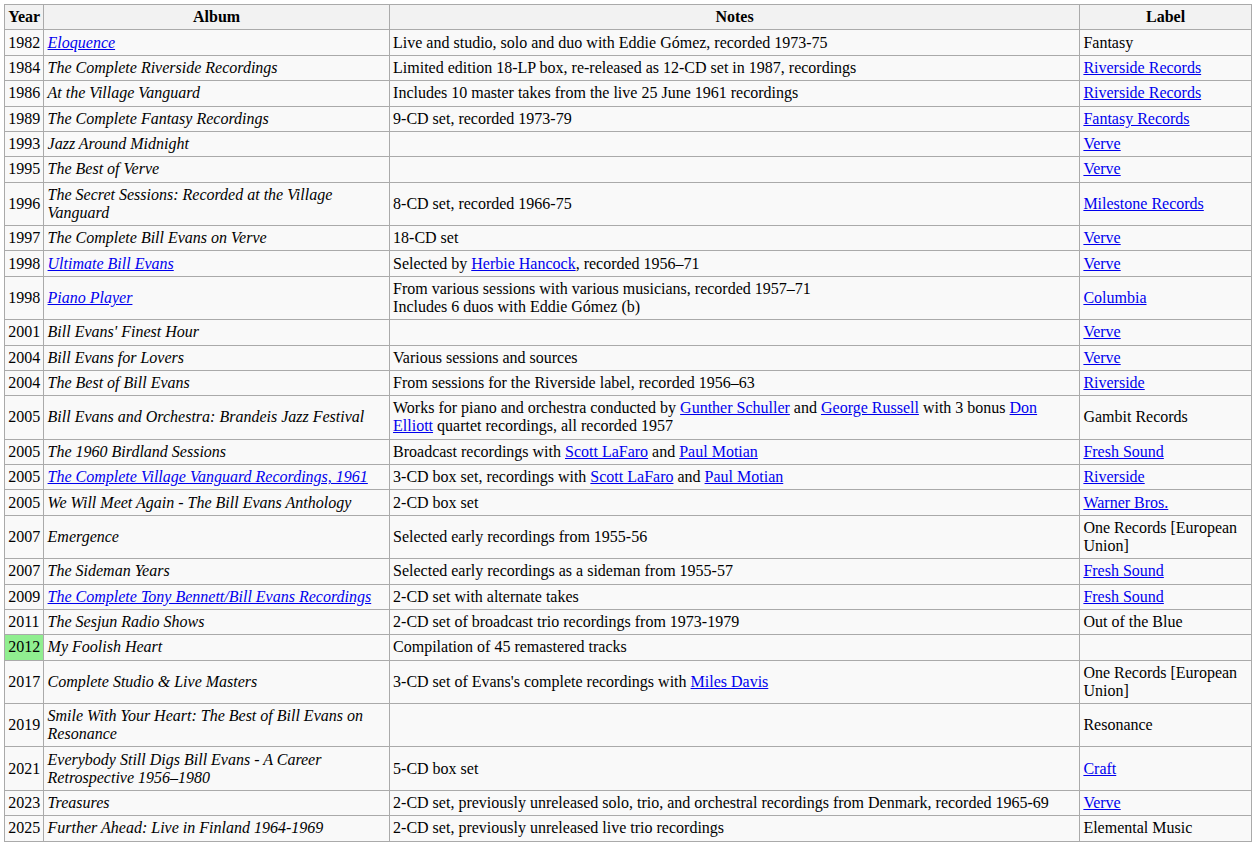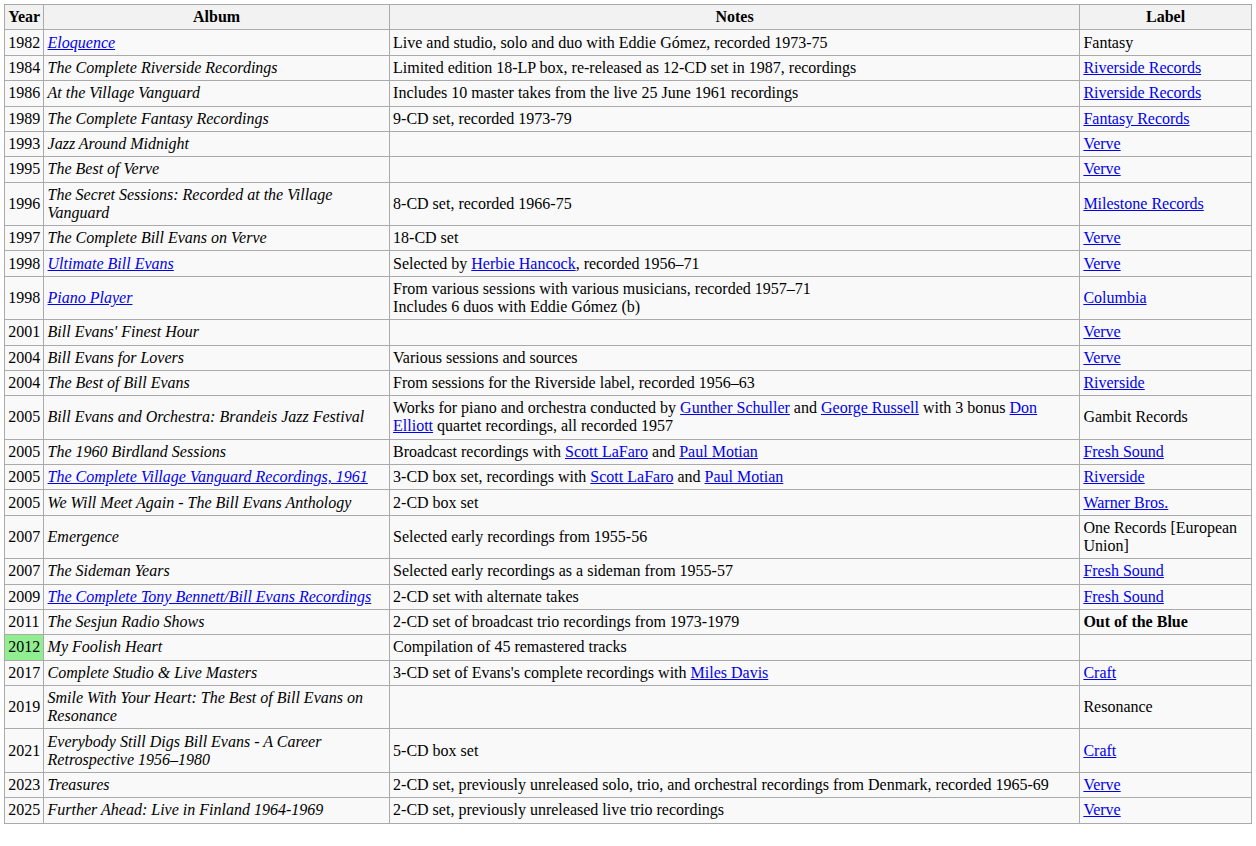(1133, 622) normal -> (1136, 622) bold
(1160, 681) One Records [European Union] -> (1100, 672) Craft
(1138, 828) Elemental Music -> (1102, 810) Verve
